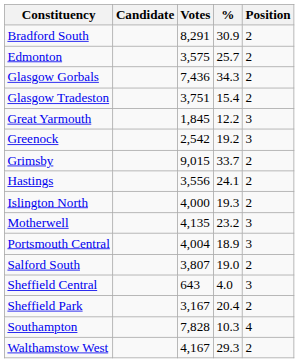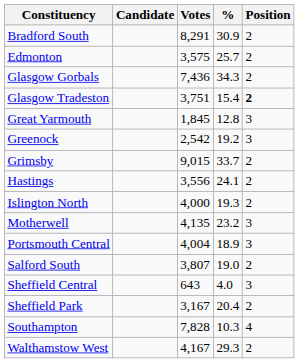(249, 98) normal -> (249, 98) bold
(228, 118) 12.2 -> (228, 118) 12.8
